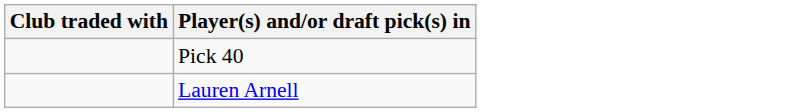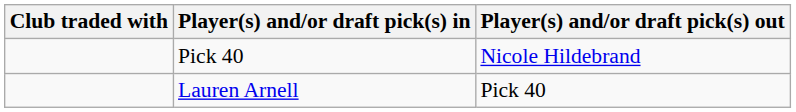+ column: (633, 21)
